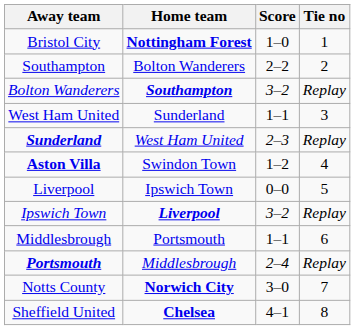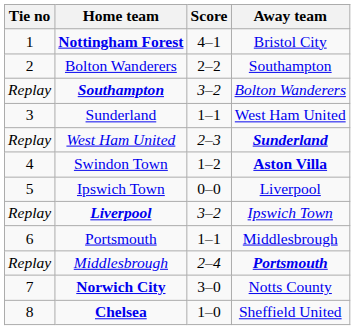columns swapped: (324, 16) <-> (64, 16)
(277, 41) 1–0 -> (209, 41) 4–1
(277, 312) 4–1 -> (209, 312) 1–0
